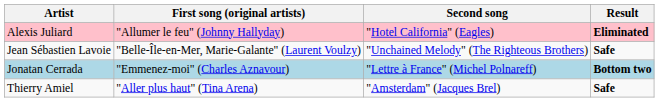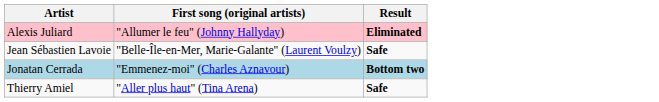- column: (477, 13)
